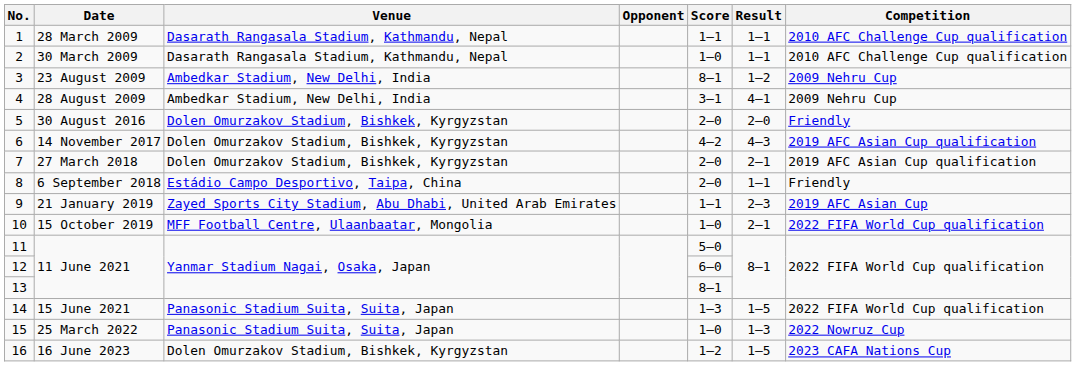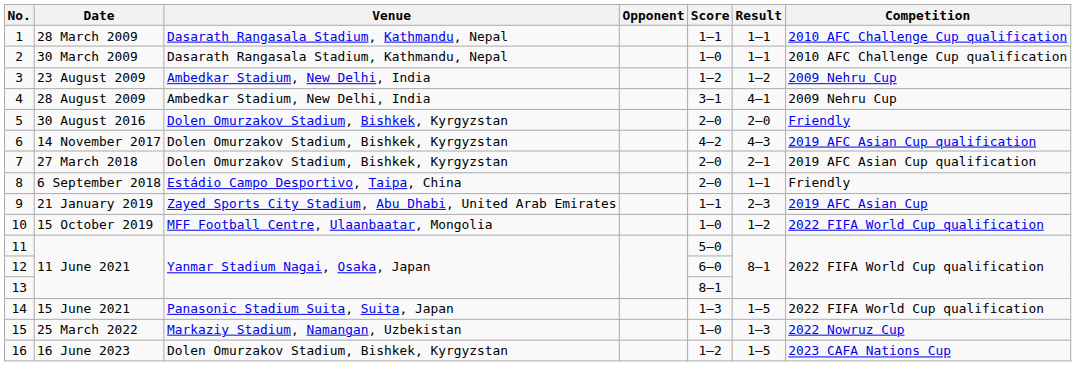(710, 78) 8–1 -> (710, 78) 1–2
(759, 225) 2–1 -> (759, 225) 1–2
(310, 330) Panasonic Stadium Suita, Suita, Japan -> (314, 330) Markaziy Stadium, Namangan, Uzbekistan
